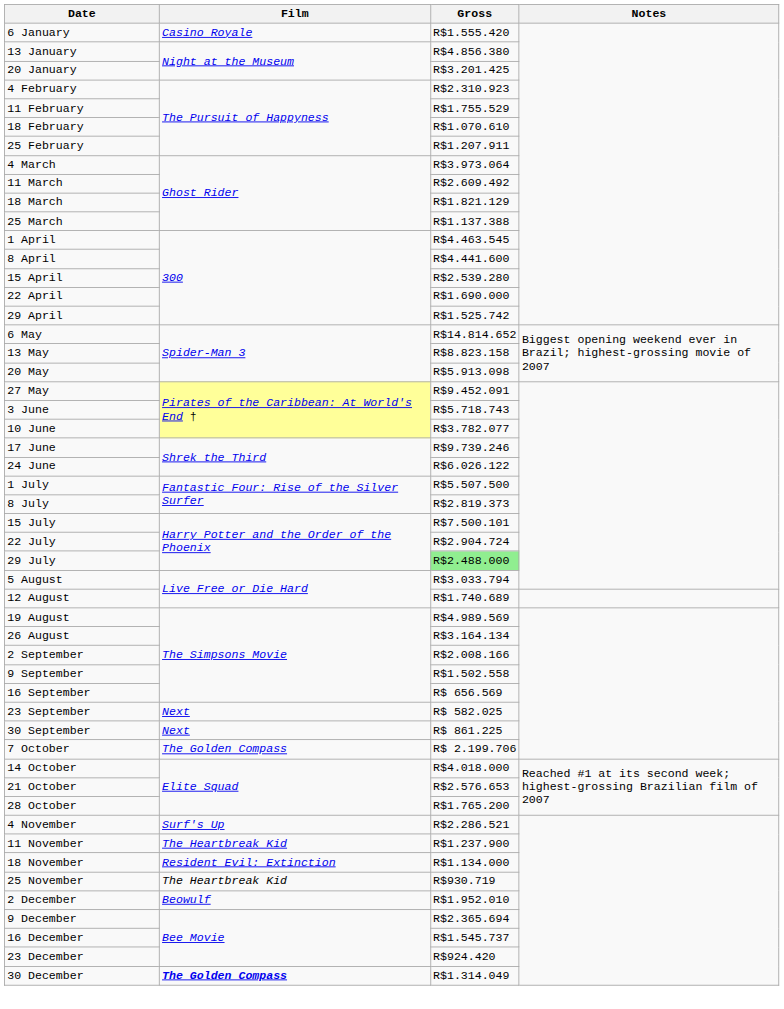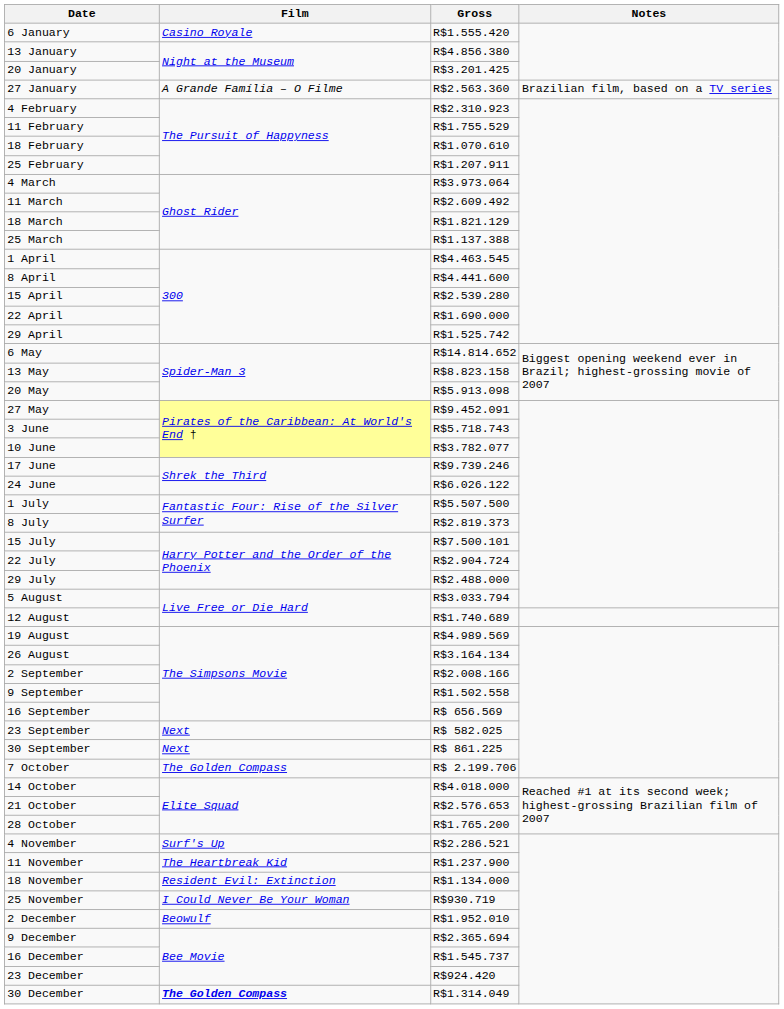+ row: (42, 89)
(471, 561) lightgreen background -> (471, 580) no background
(225, 881) The Heartbreak Kid -> (256, 900) I Could Never Be Your Woman
